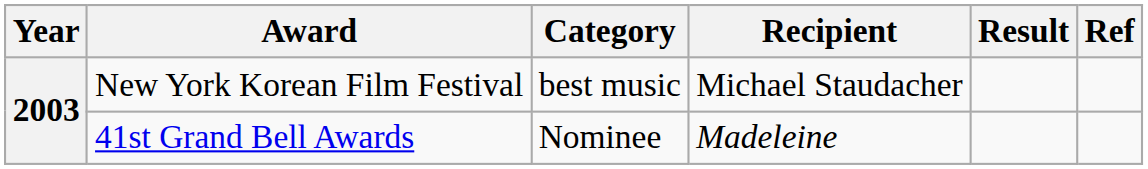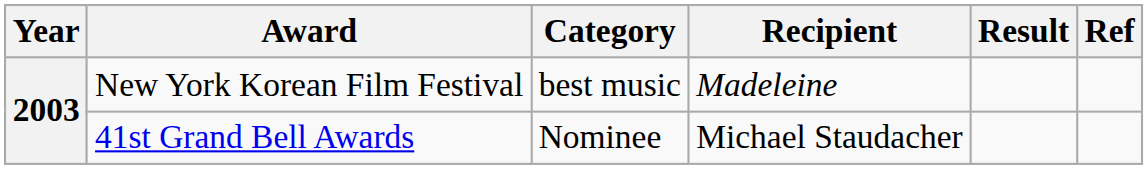(829, 84) Michael Staudacher -> (767, 84) Madeleine
(767, 137) Madeleine -> (829, 137) Michael Staudacher
